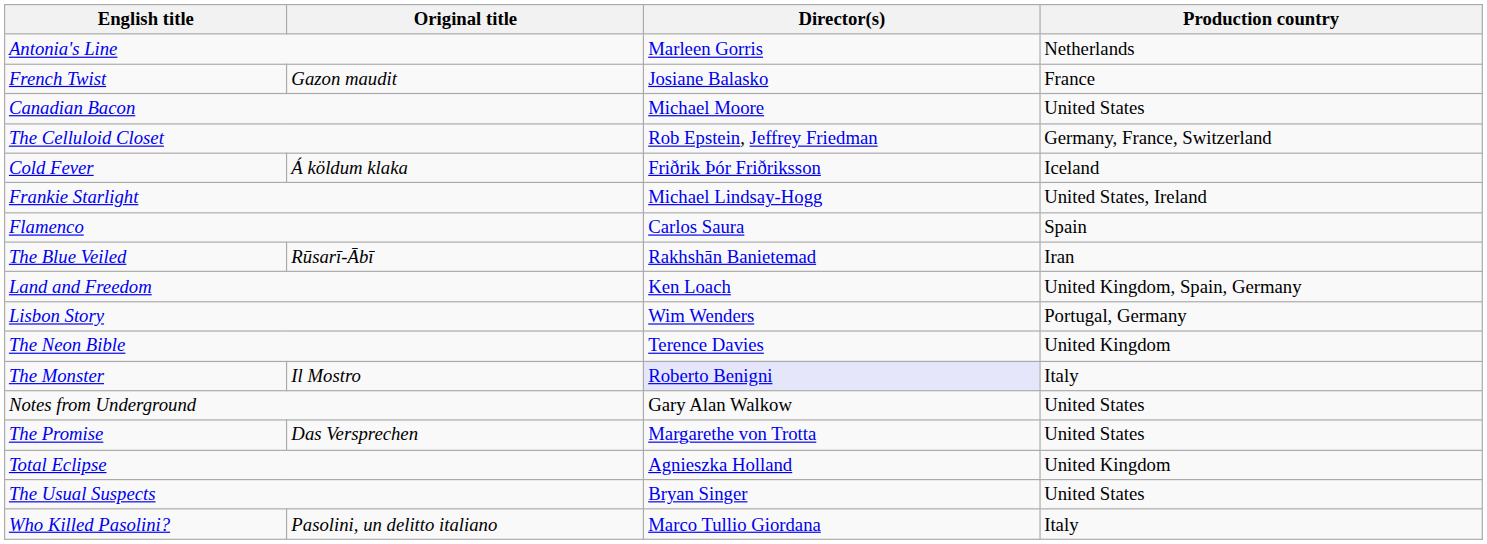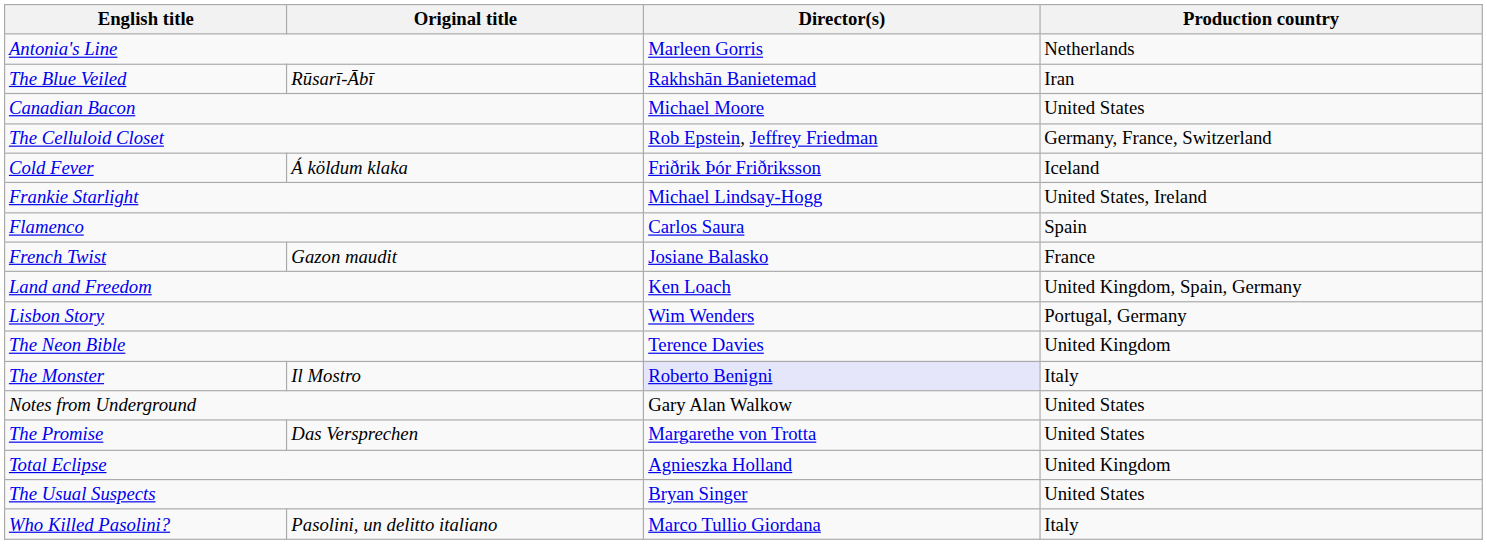rows swapped: (68, 256) <-> (58, 78)
